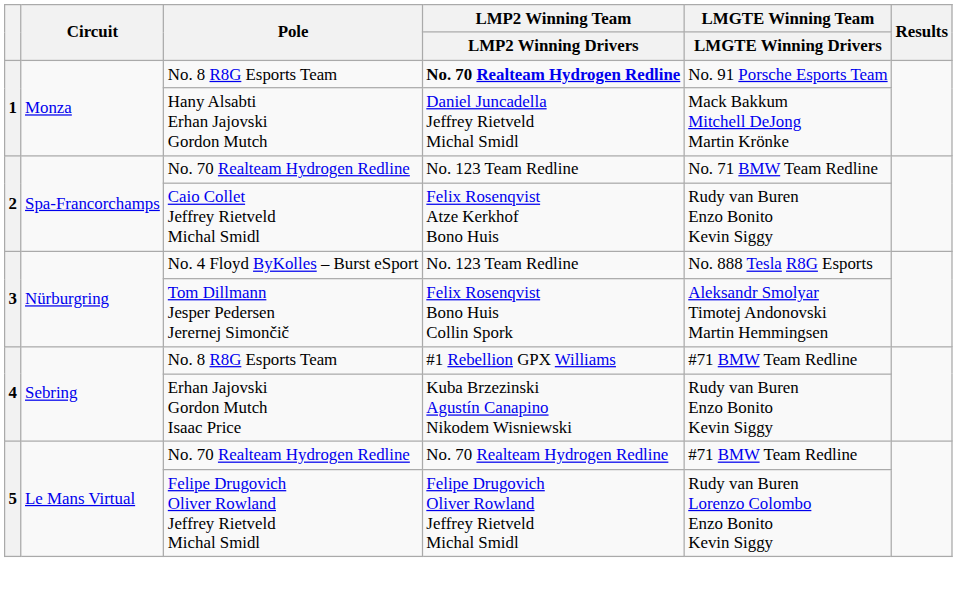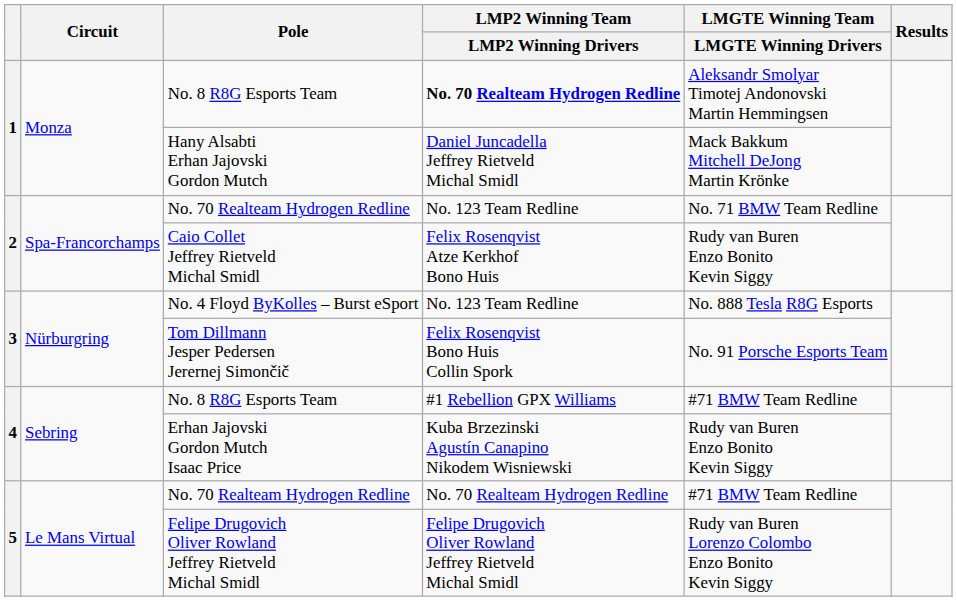(788, 73) No. 91 Porsche Esports Team -> (758, 93) Aleksandr Smolyar Timotej Andonovski Martin Hemmingsen
(758, 311) Aleksandr Smolyar Timotej Andonovski Martin Hemmingsen -> (788, 351) No. 91 Porsche Esports Team
